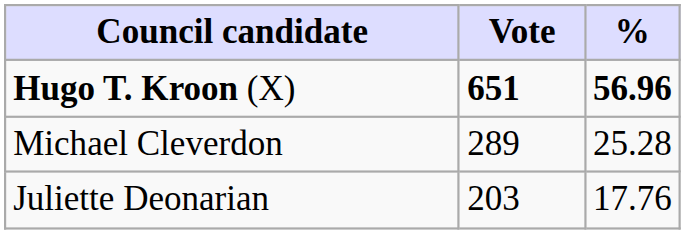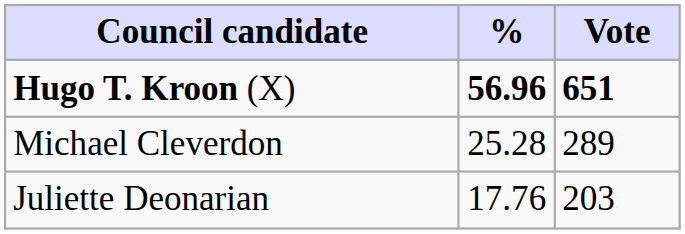columns swapped: (522, 32) <-> (632, 32)
